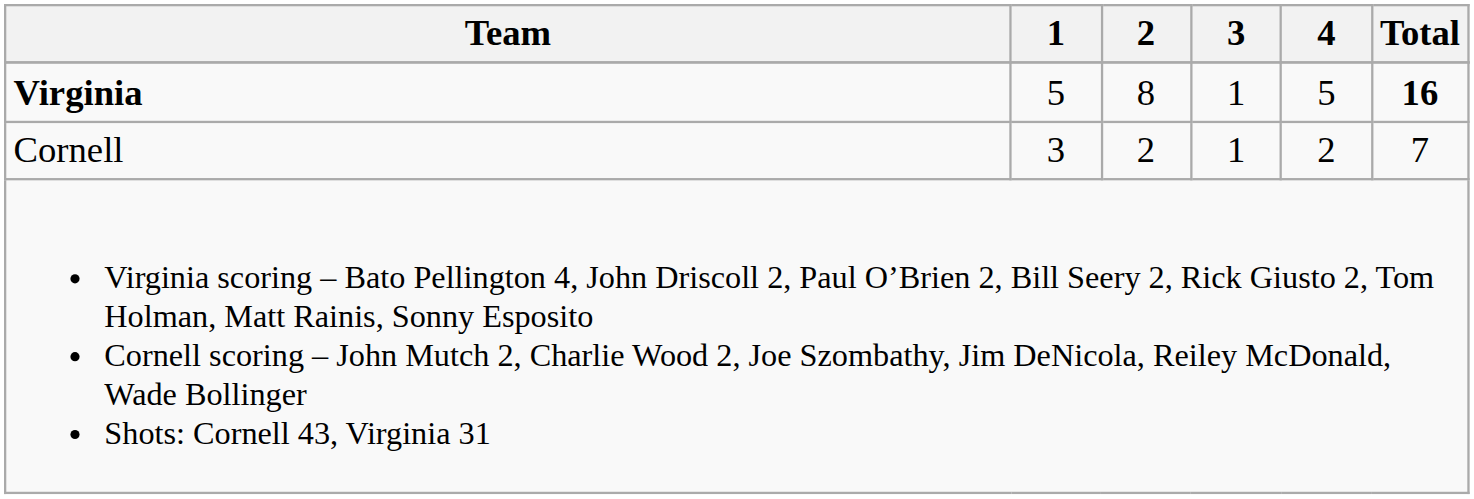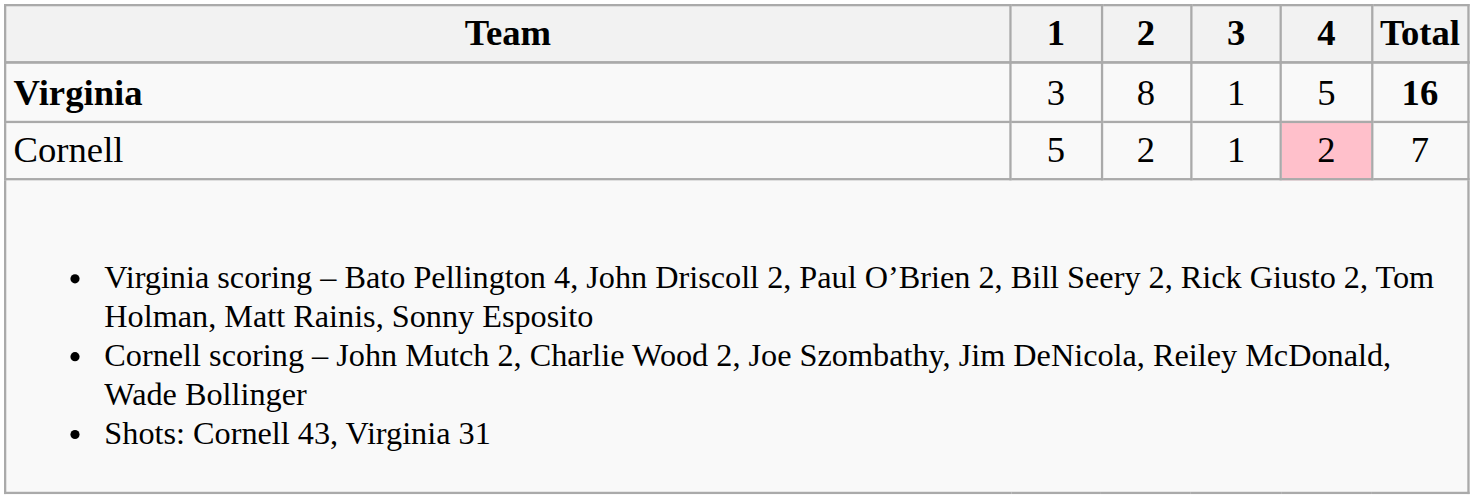(1056, 91) 5 -> (1056, 91) 3
(1056, 149) 3 -> (1056, 149) 5
(1326, 149) no background -> (1326, 149) pink background
